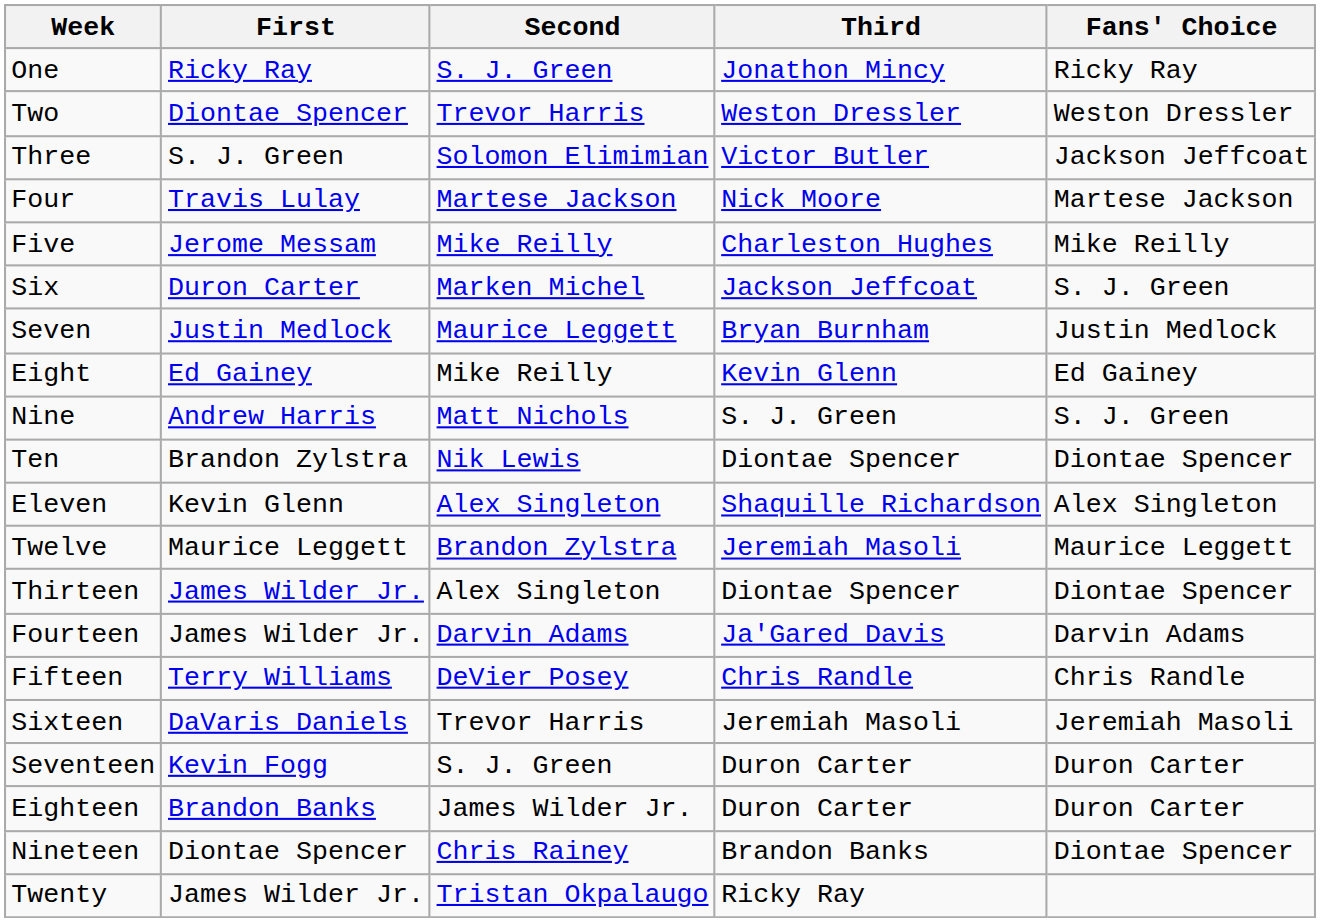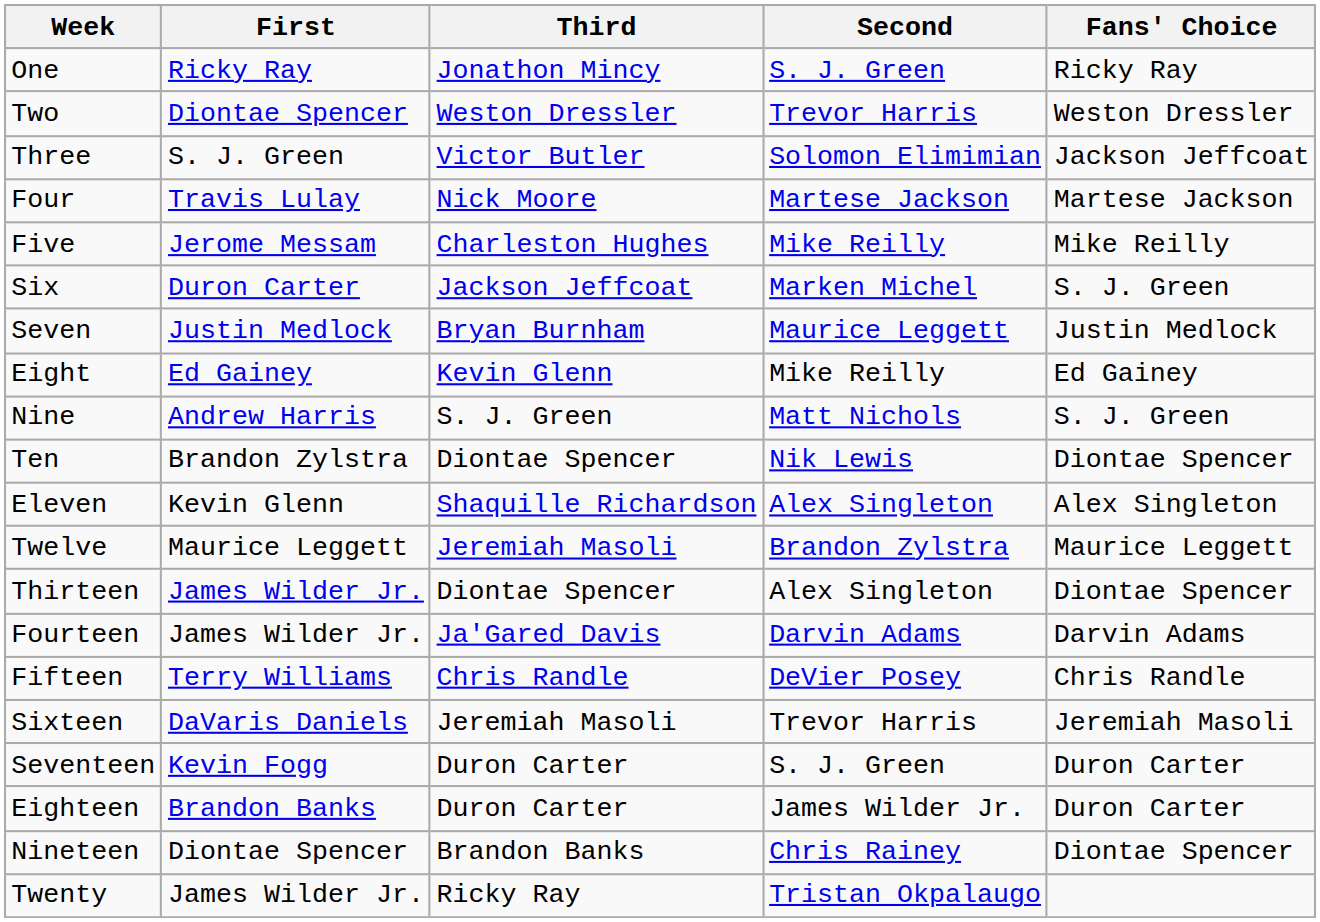columns swapped: (573, 27) <-> (881, 27)
